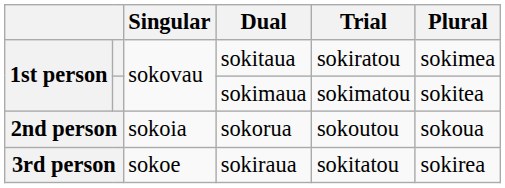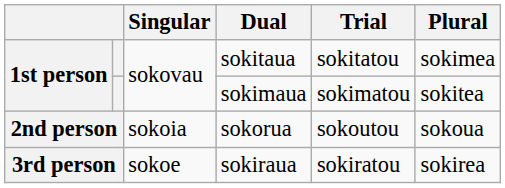(359, 57) sokiratou -> (358, 57) sokitatou
(358, 164) sokitatou -> (359, 164) sokiratou
